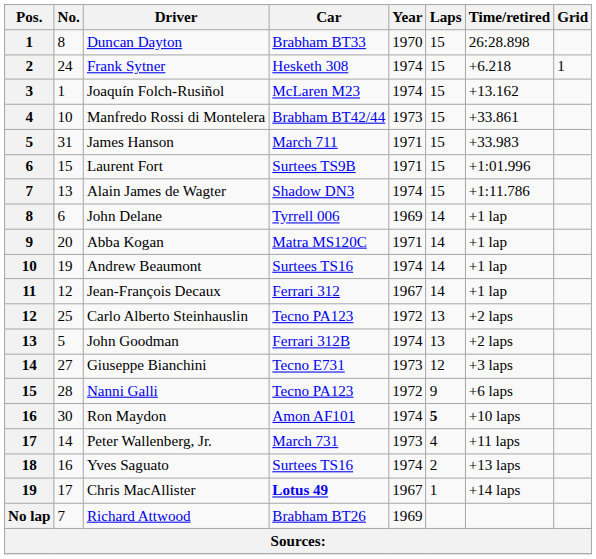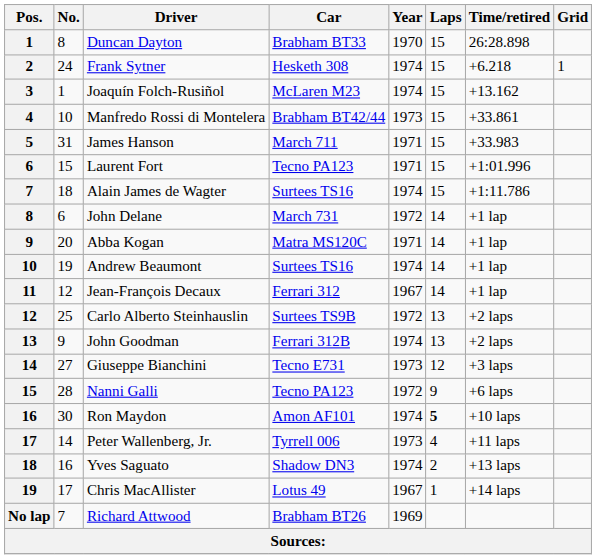(314, 166) Surtees TS9B -> (313, 166) Tecno PA123
(65, 191) 13 -> (65, 191) 18
(313, 191) Shadow DN3 -> (313, 191) Surtees TS16
(306, 216) Tyrrell 006 -> (305, 216) March 731
(407, 216) 1969 -> (407, 216) 1972
(313, 316) Tecno PA123 -> (314, 316) Surtees TS9B
(61, 341) 5 -> (61, 341) 9
(305, 441) March 731 -> (306, 441) Tyrrell 006
(313, 466) Surtees TS16 -> (313, 466) Shadow DN3
(300, 491) bold -> (299, 491) normal
